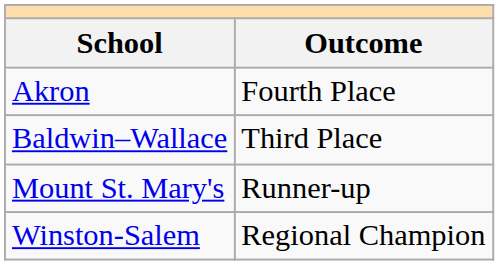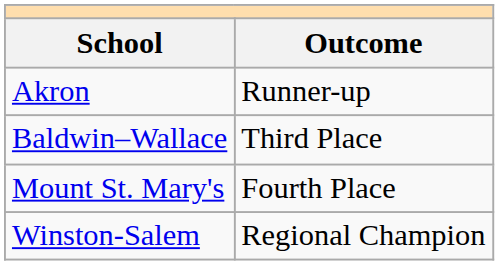(319, 90) Fourth Place -> (306, 90) Runner-up
(306, 187) Runner-up -> (319, 187) Fourth Place
